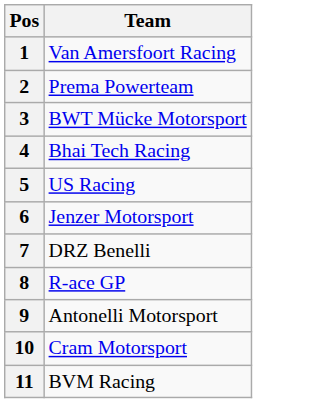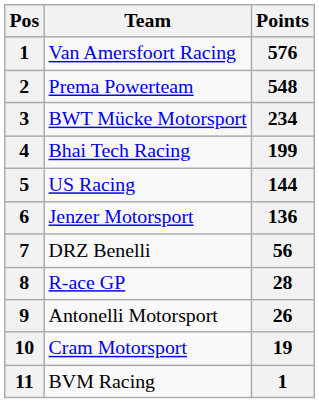+ column: (283, 20)
